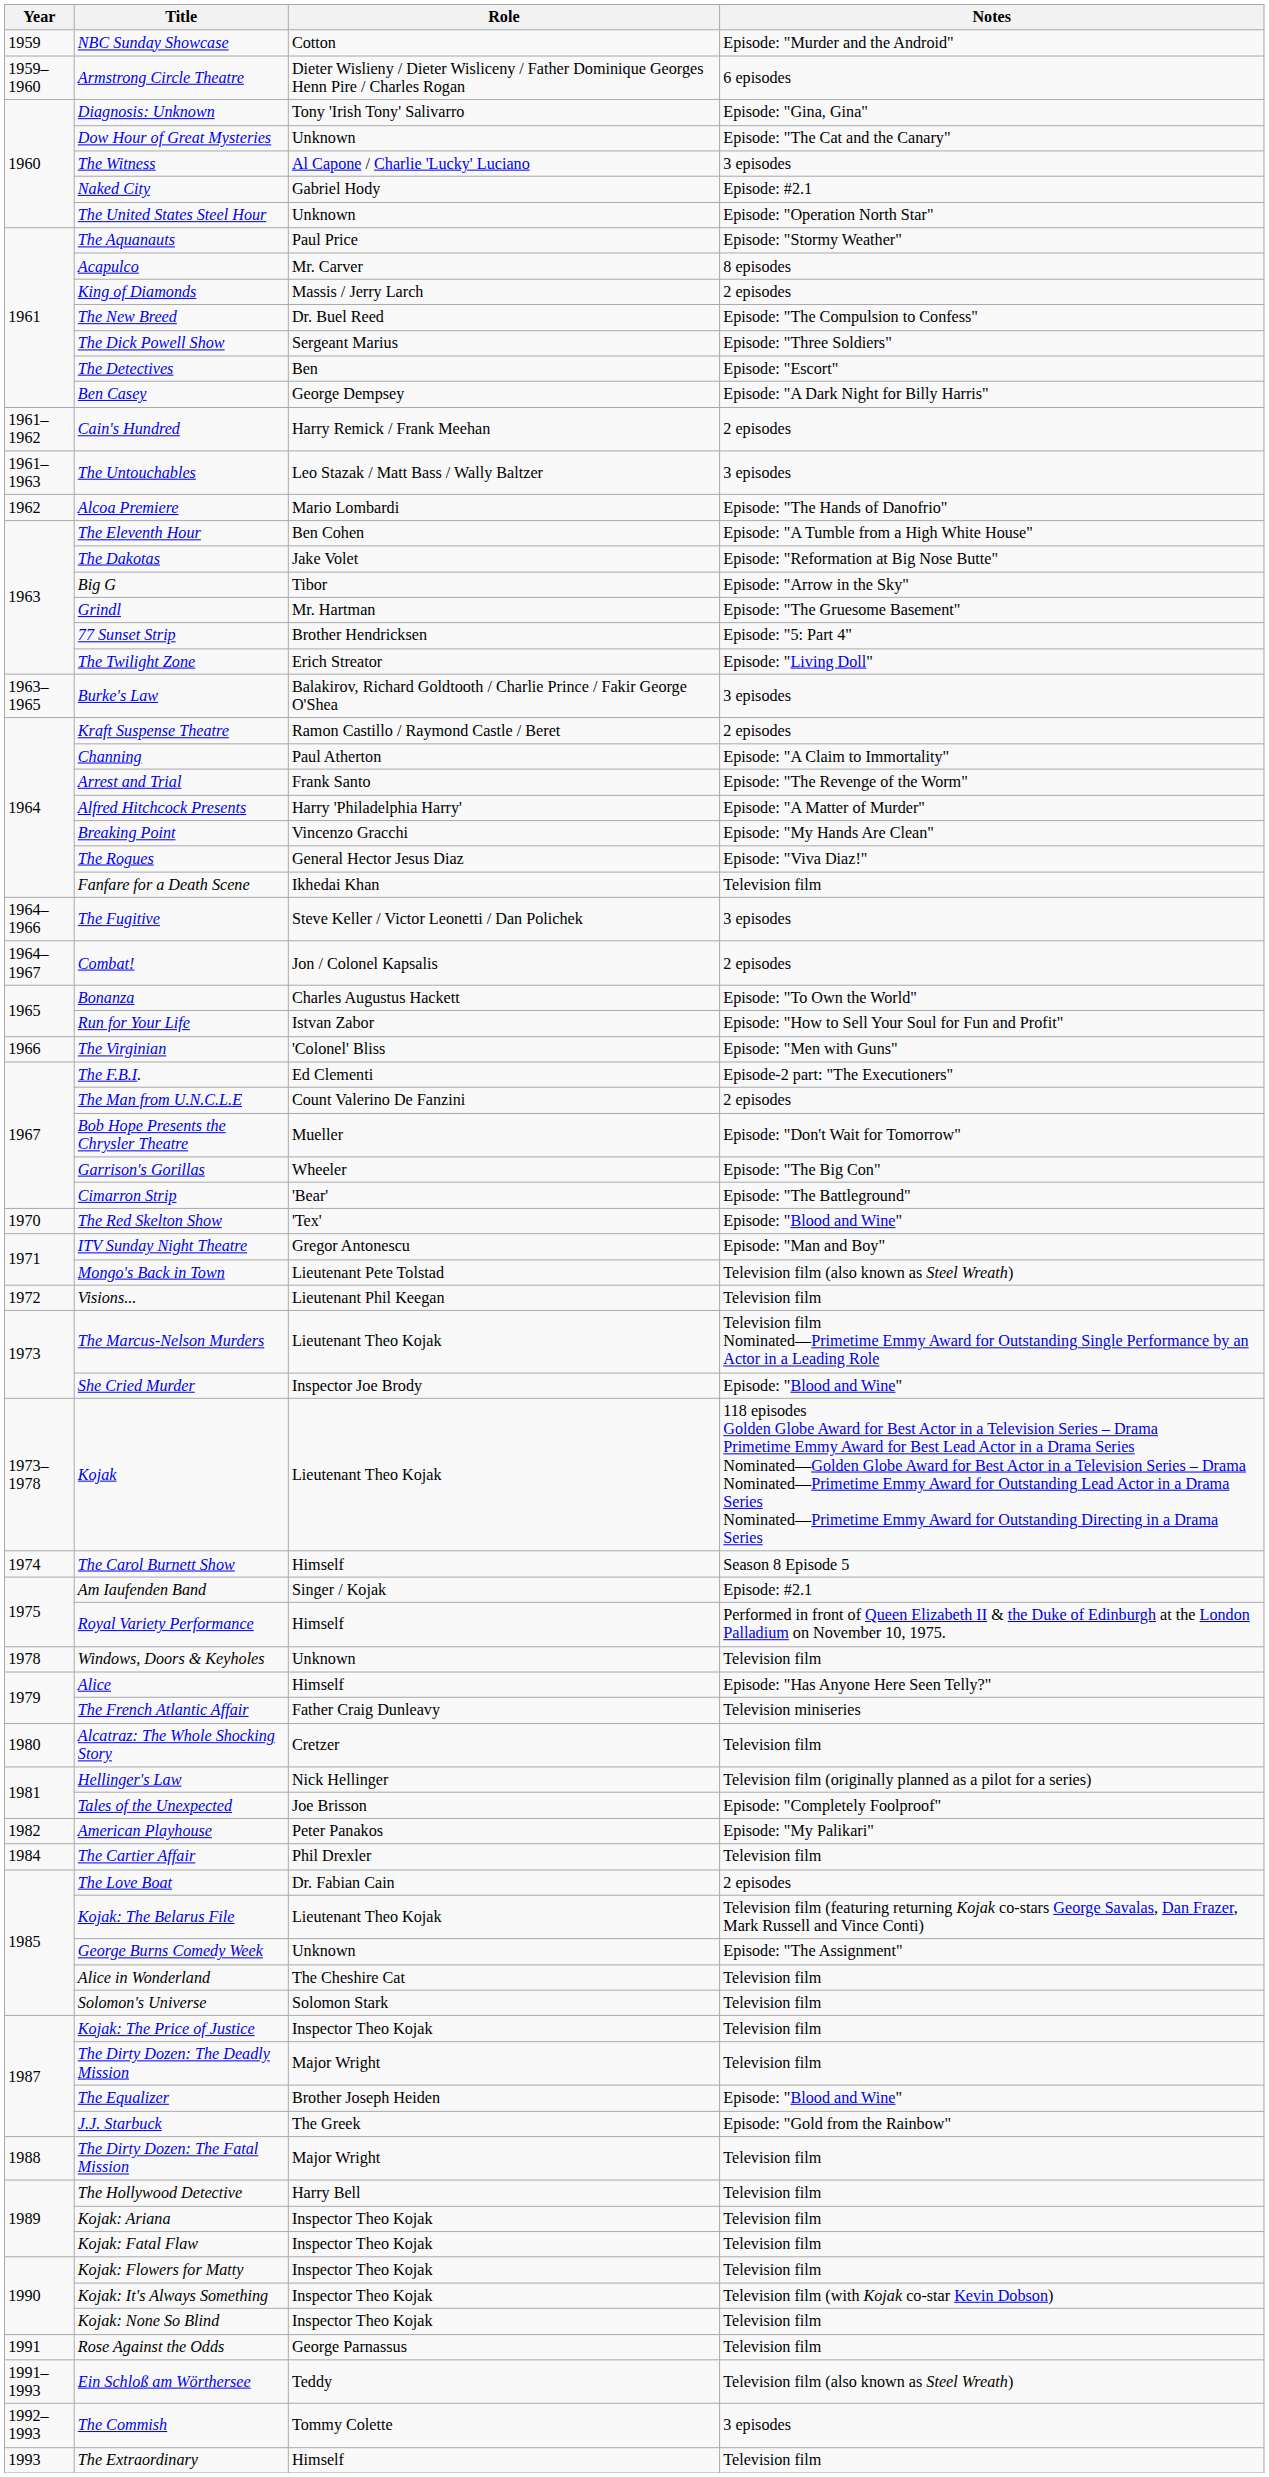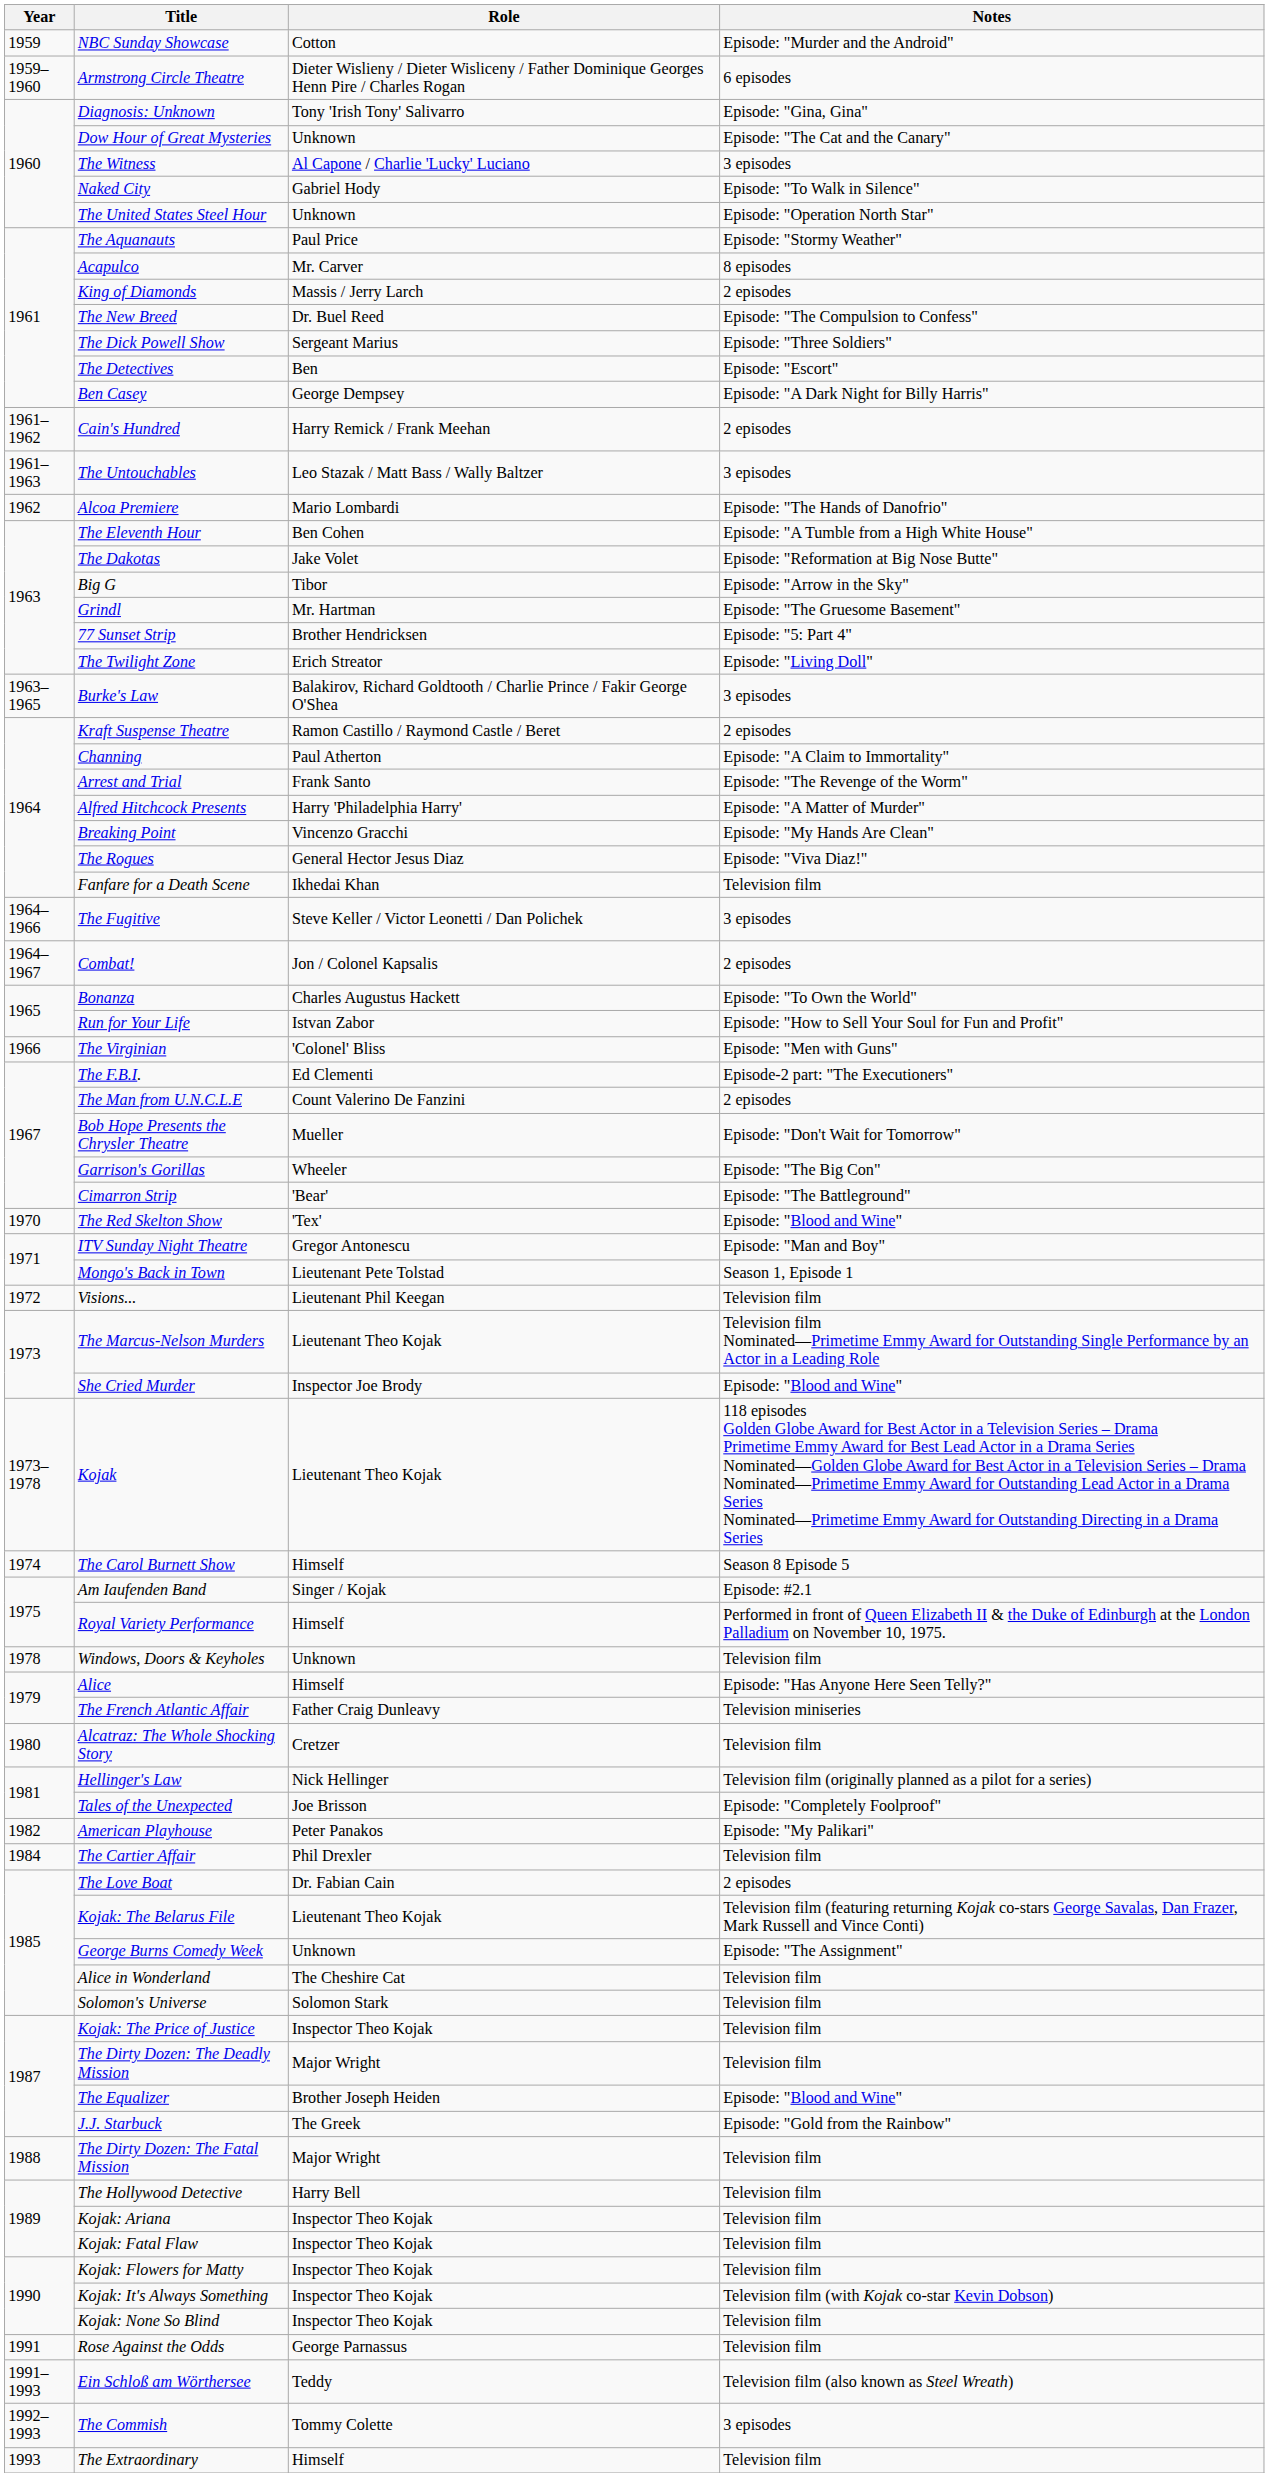(768, 189) Episode: #2.1 -> (821, 189) Episode: "To Walk in Silence"
(868, 1272) Television film (also known as Steel Wreath) -> (788, 1272) Season 1, Episode 1
